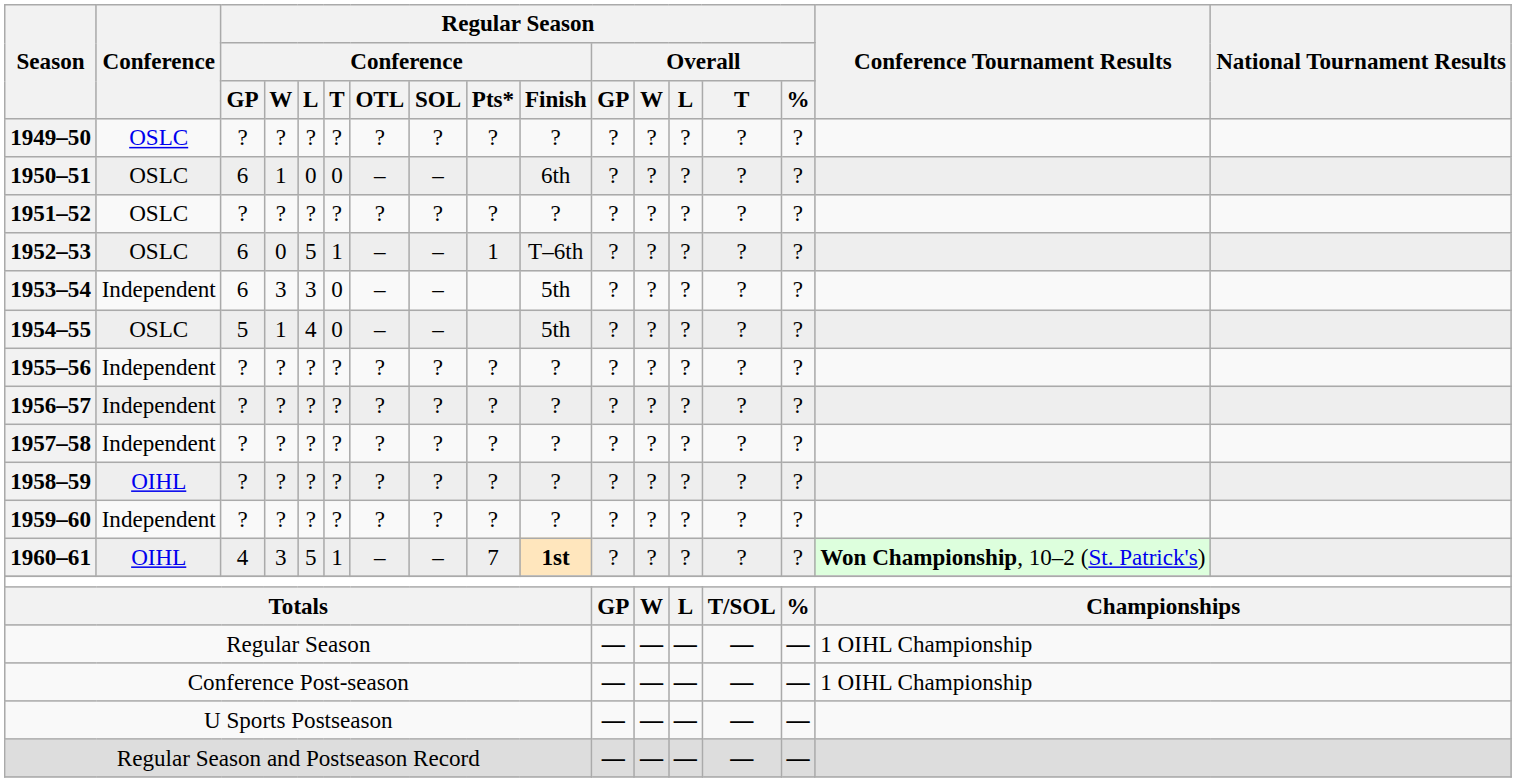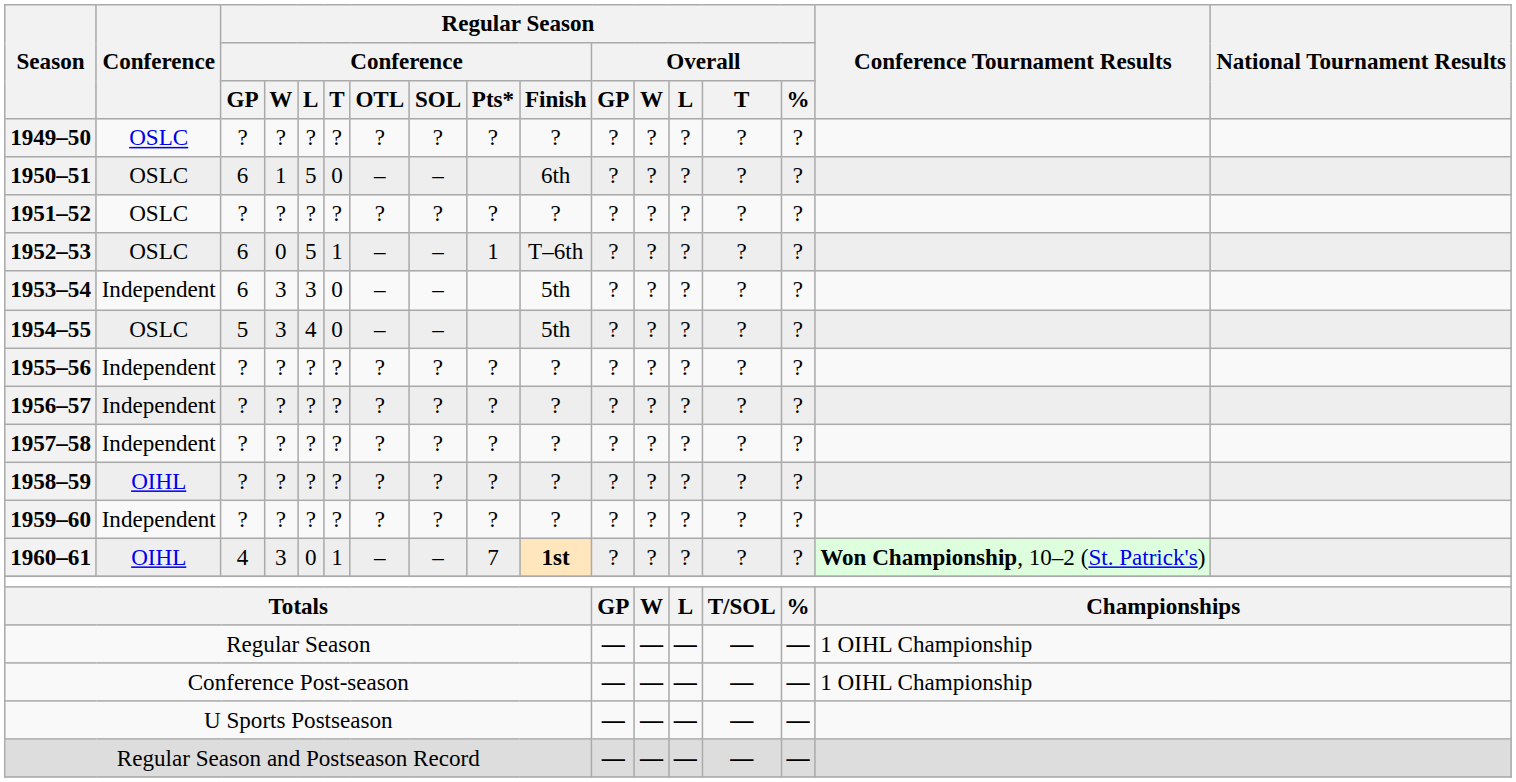(311, 176) 0 -> (311, 176) 5
(281, 328) 1 -> (281, 328) 3
(311, 557) 5 -> (311, 557) 0
